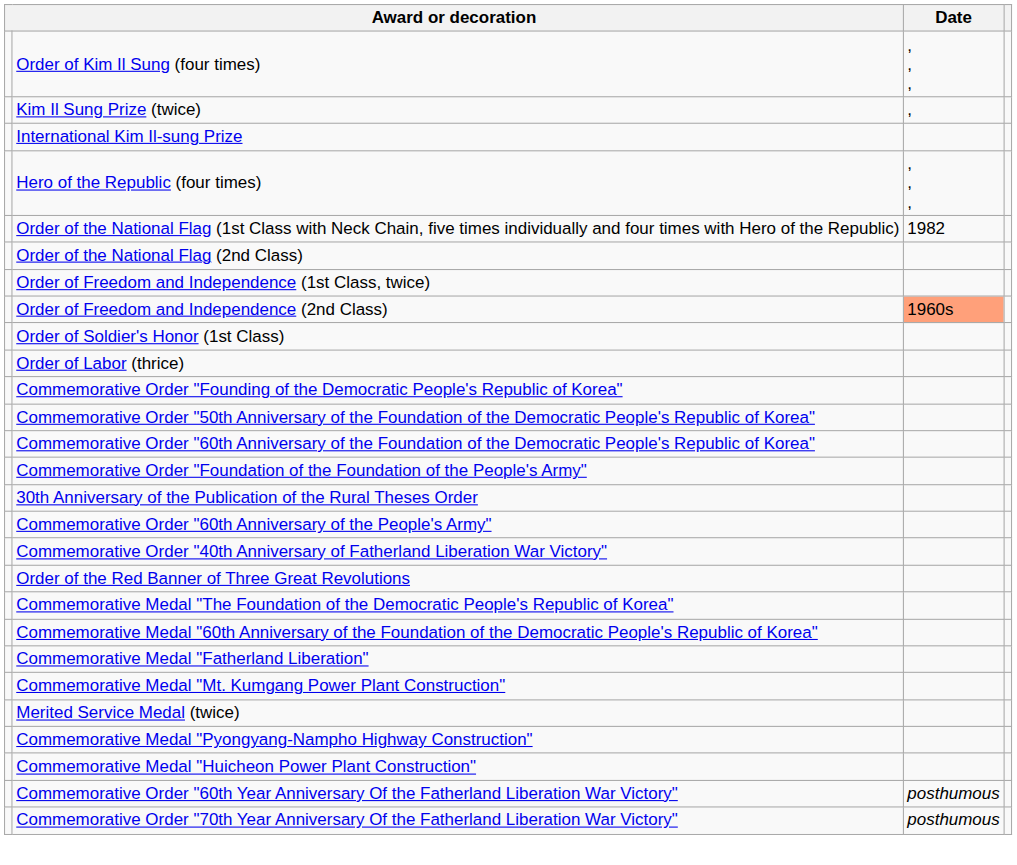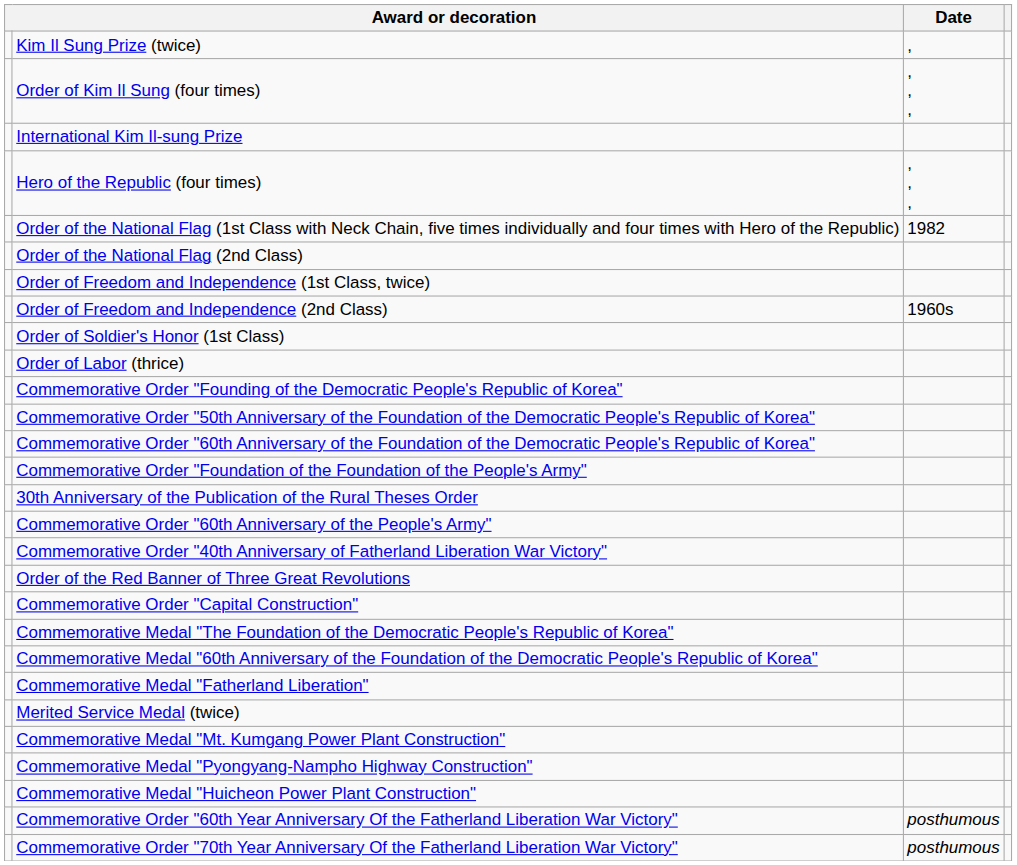rows swapped: (138, 63) <-> (109, 109)
(930, 309) lightsalmon background -> (930, 309) no background
+ row: (187, 605)
rows swapped: (128, 712) <-> (261, 686)
